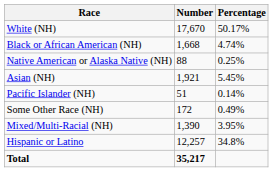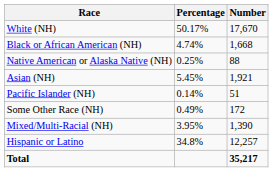columns swapped: (195, 12) <-> (242, 12)
